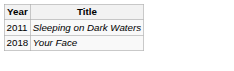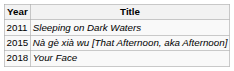+ row: (130, 43)
